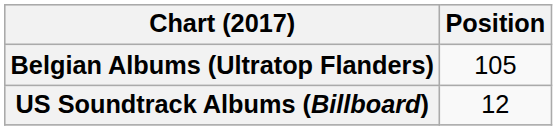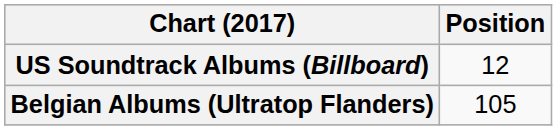rows swapped: (222, 64) <-> (222, 104)
